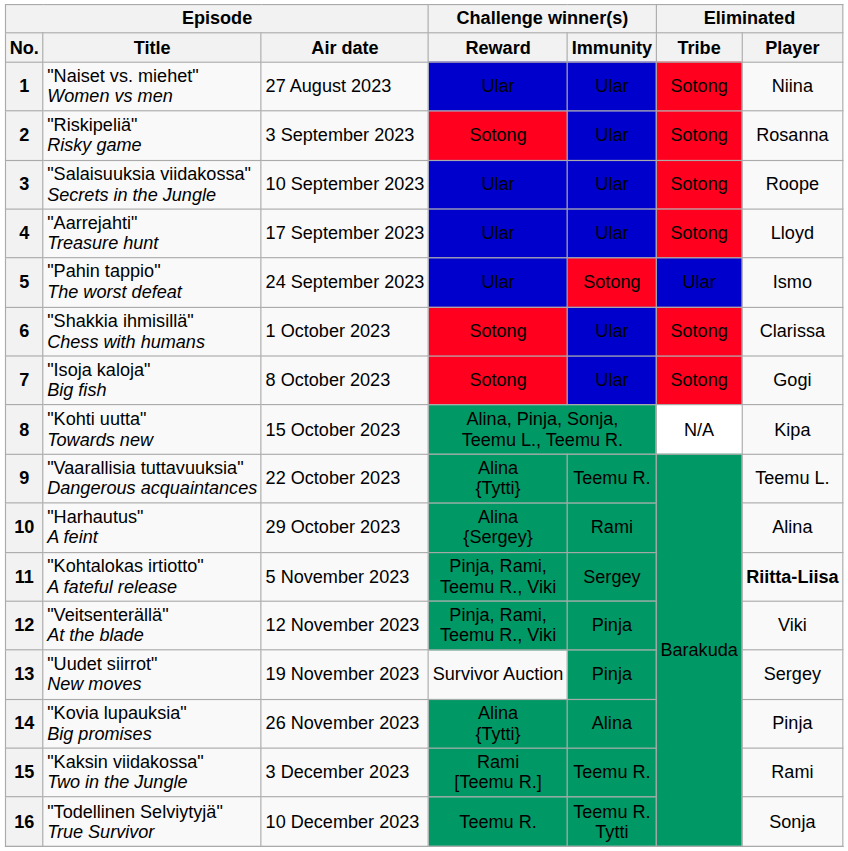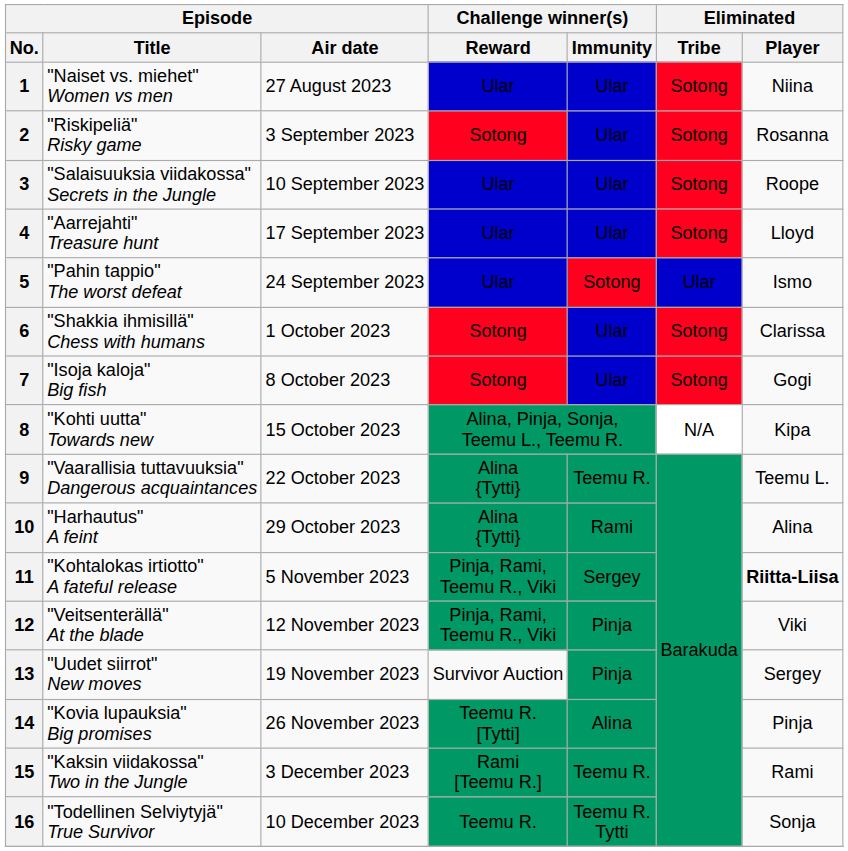(498, 527) Alina {Sergey} -> (498, 527) Alina {Tytti}
(498, 723) Alina {Tytti} -> (498, 723) Teemu R. [Tytti]
